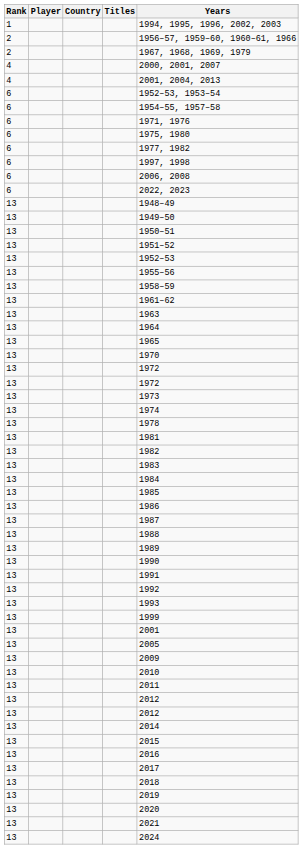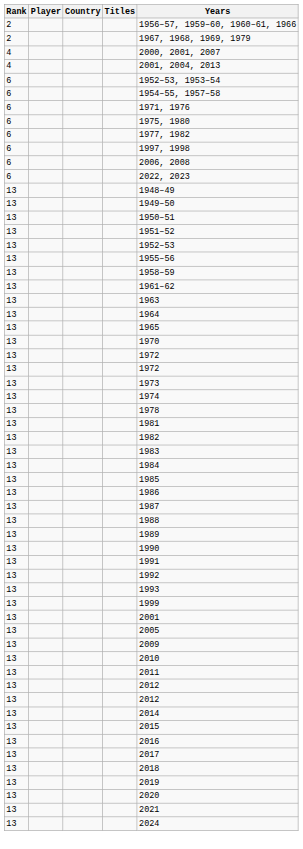- row: (9, 25)
